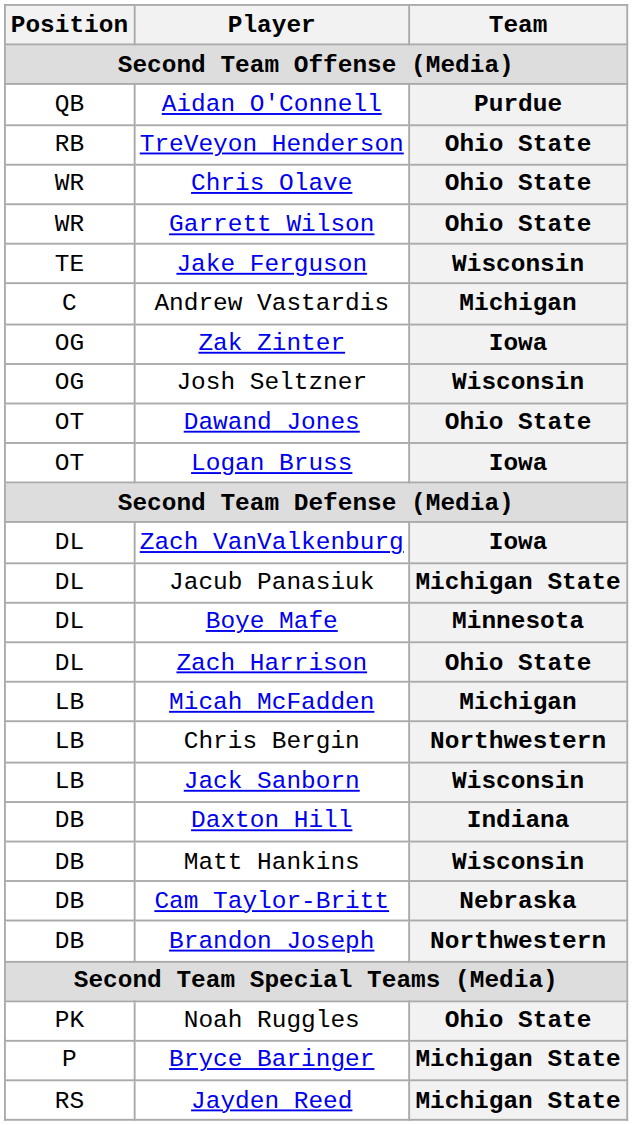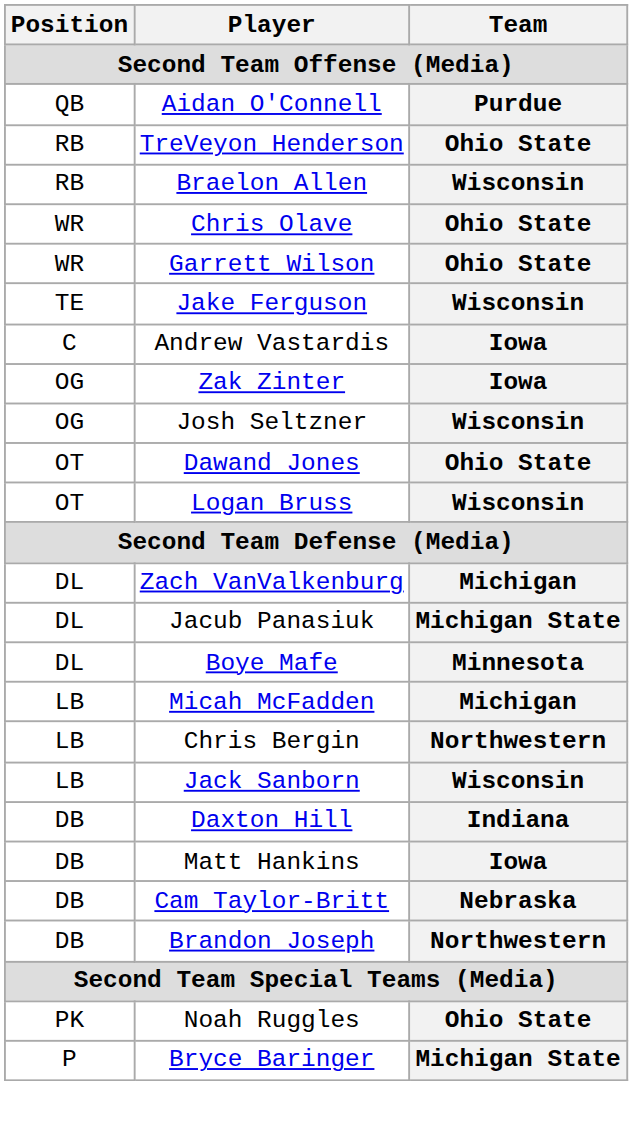+ row: (272, 184)
(518, 304) Michigan -> (518, 344) Iowa
(518, 463) Iowa -> (518, 503) Wisconsin
(518, 543) Iowa -> (518, 583) Michigan
- row: (272, 662)
(518, 861) Wisconsin -> (518, 861) Iowa
- row: (272, 1100)
